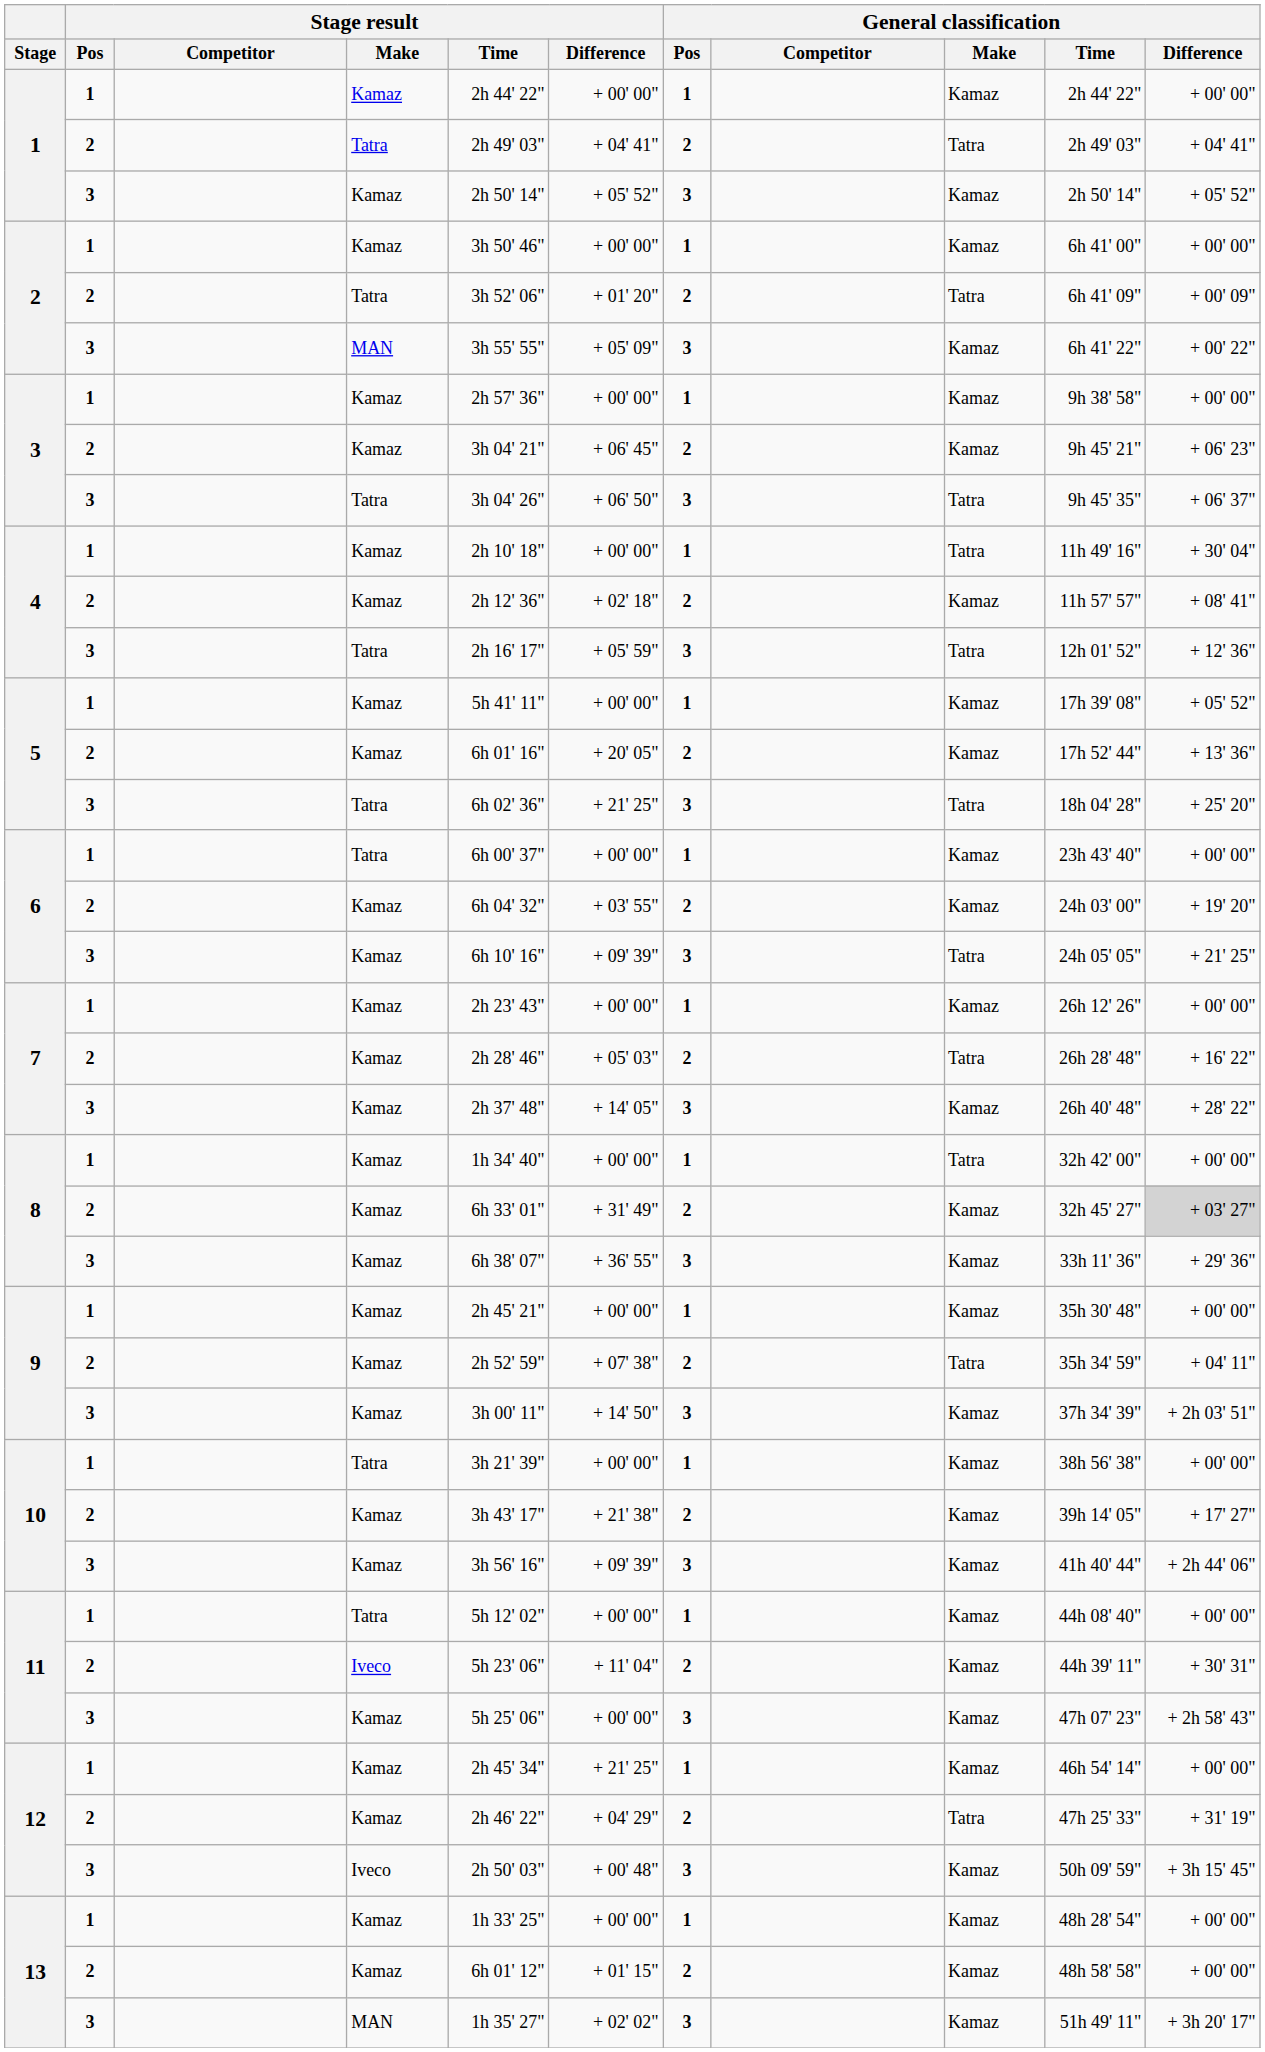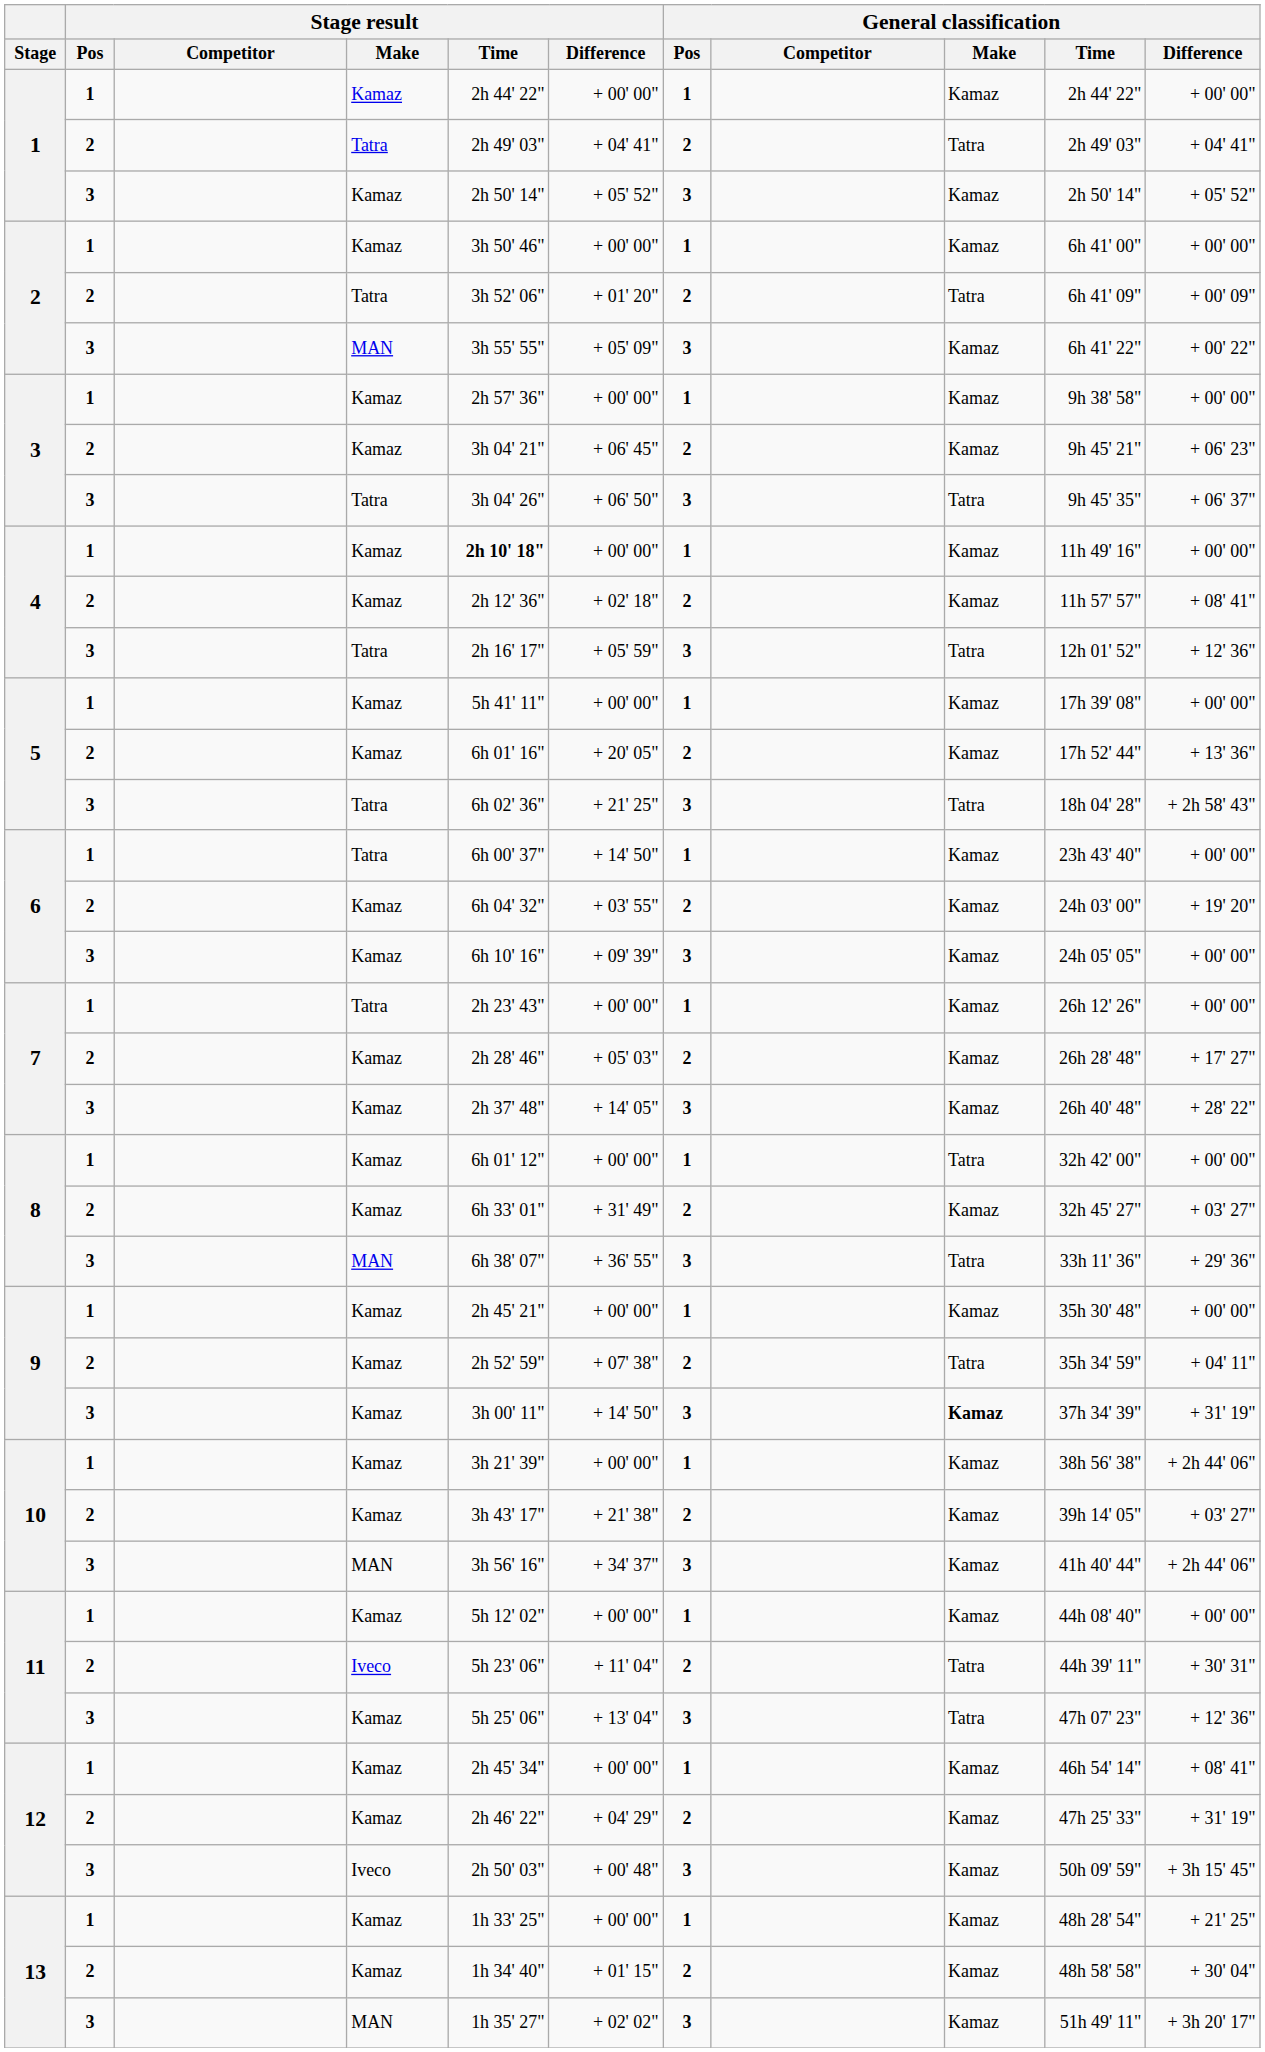(508, 550) normal -> (505, 550) bold
(966, 550) Tatra -> (973, 550) Kamaz
(1223, 550) + 30' 04" -> (1223, 550) + 00' 00"
(1223, 702) + 05' 52" -> (1223, 702) + 00' 00"
(1223, 804) + 25' 20" -> (1211, 804) + 2h 58' 43"
(626, 855) + 00' 00" -> (626, 855) + 14' 50"
(966, 956) Tatra -> (973, 956) Kamaz
(1223, 956) + 21' 25" -> (1223, 956) + 00' 00"
(377, 1007) Kamaz -> (370, 1007) Tatra
(966, 1057) Tatra -> (973, 1057) Kamaz
(1223, 1057) + 16' 22" -> (1223, 1057) + 17' 27"
(508, 1159) 1h 34' 40" -> (508, 1159) 6h 01' 12"
(1223, 1210) lightgrey background -> (1223, 1210) no background
(377, 1260) Kamaz -> (372, 1260) MAN
(973, 1260) Kamaz -> (966, 1260) Tatra
(973, 1413) normal -> (975, 1413) bold
(1211, 1413) + 2h 03' 51" -> (1223, 1413) + 31' 19"
(370, 1463) Tatra -> (377, 1463) Kamaz
(1223, 1463) + 00' 00" -> (1211, 1463) + 2h 44' 06"
(1223, 1514) + 17' 27" -> (1223, 1514) + 03' 27"
(377, 1565) Kamaz -> (372, 1565) MAN
(626, 1565) + 09' 39" -> (626, 1565) + 34' 37"
(370, 1616) Tatra -> (377, 1616) Kamaz
(973, 1666) Kamaz -> (966, 1666) Tatra
(626, 1717) + 00' 00" -> (626, 1717) + 13' 04"
(973, 1717) Kamaz -> (966, 1717) Tatra
(1211, 1717) + 2h 58' 43" -> (1223, 1717) + 12' 36"
(626, 1768) + 21' 25" -> (626, 1768) + 00' 00"
(1223, 1768) + 00' 00" -> (1223, 1768) + 08' 41"
(966, 1819) Tatra -> (973, 1819) Kamaz
(1223, 1920) + 00' 00" -> (1223, 1920) + 21' 25"
(508, 1971) 6h 01' 12" -> (508, 1971) 1h 34' 40"
(1223, 1971) + 00' 00" -> (1223, 1971) + 30' 04"
